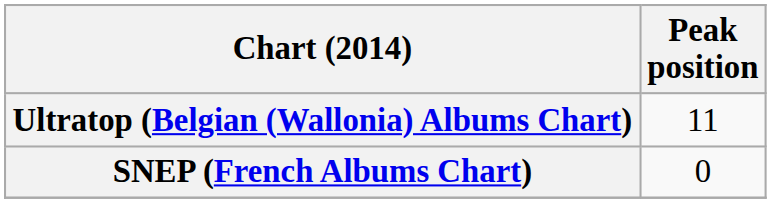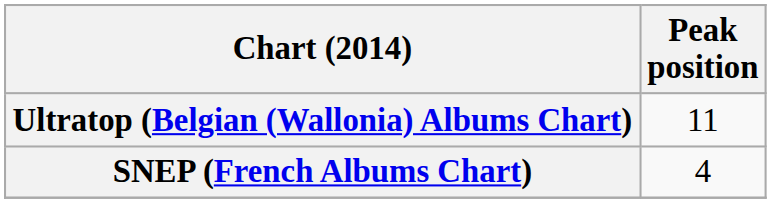(703, 171) 0 -> (703, 171) 4
